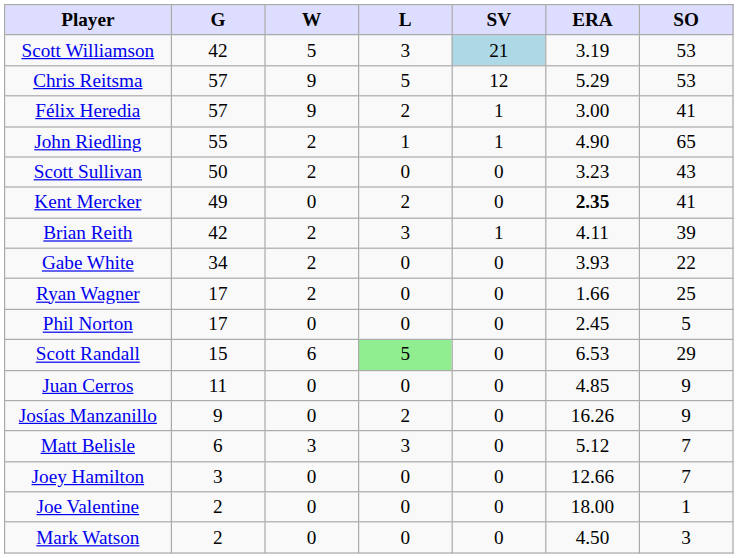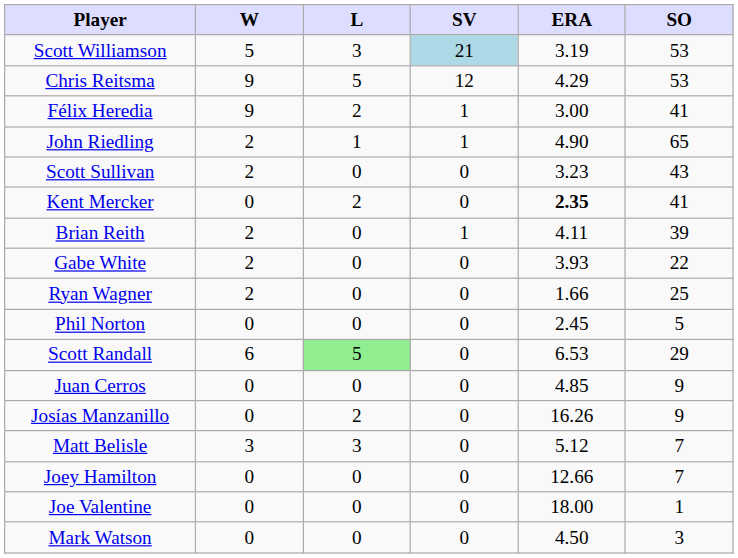- column: (218, 19)
(592, 80) 5.29 -> (572, 80) 4.29
(405, 232) 3 -> (357, 232) 0
